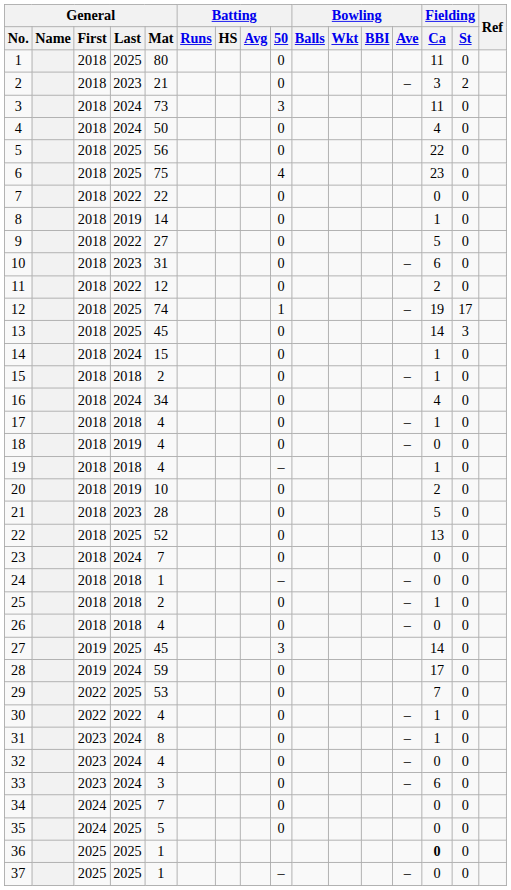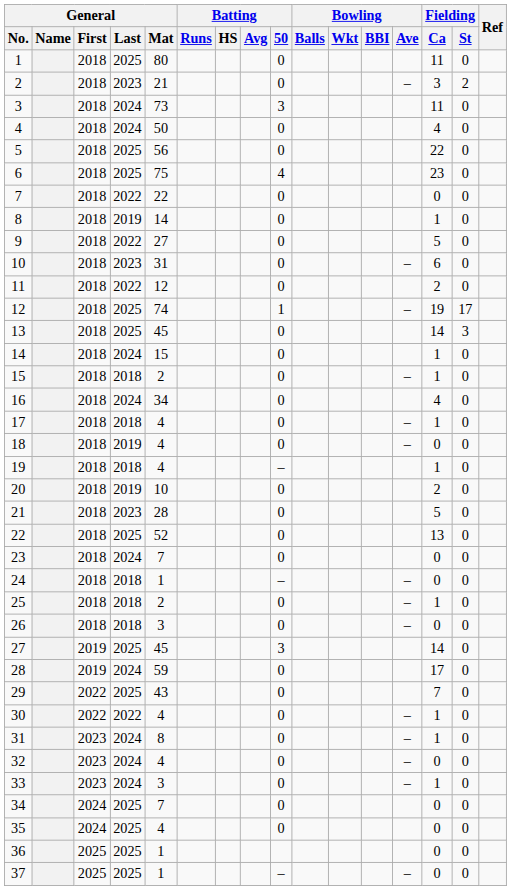(161, 625) 4 -> (161, 625) 3
(161, 693) 53 -> (161, 693) 43
(437, 783) 6 -> (437, 783) 1
(161, 828) 5 -> (161, 828) 4
(437, 851) bold -> (437, 851) normal
